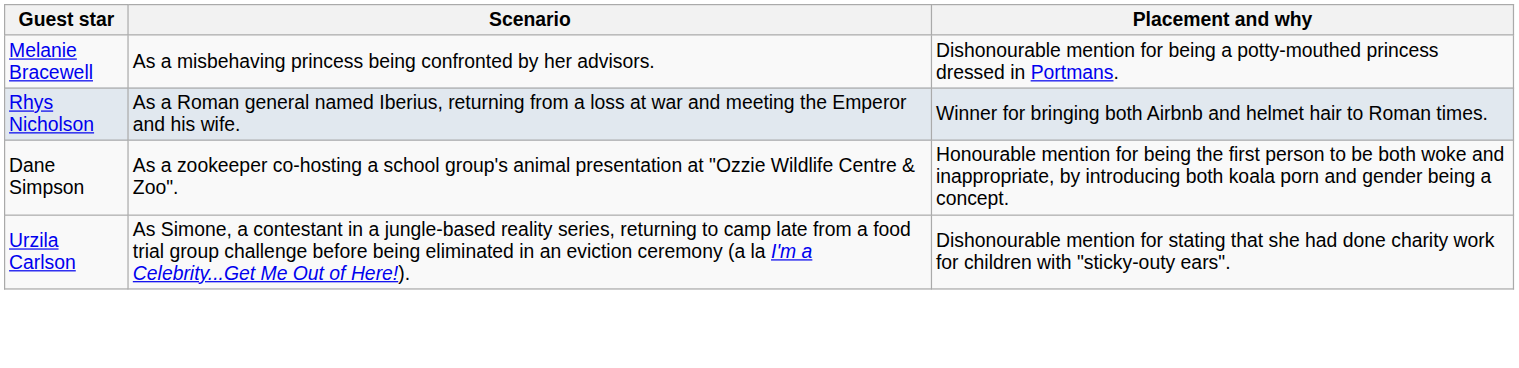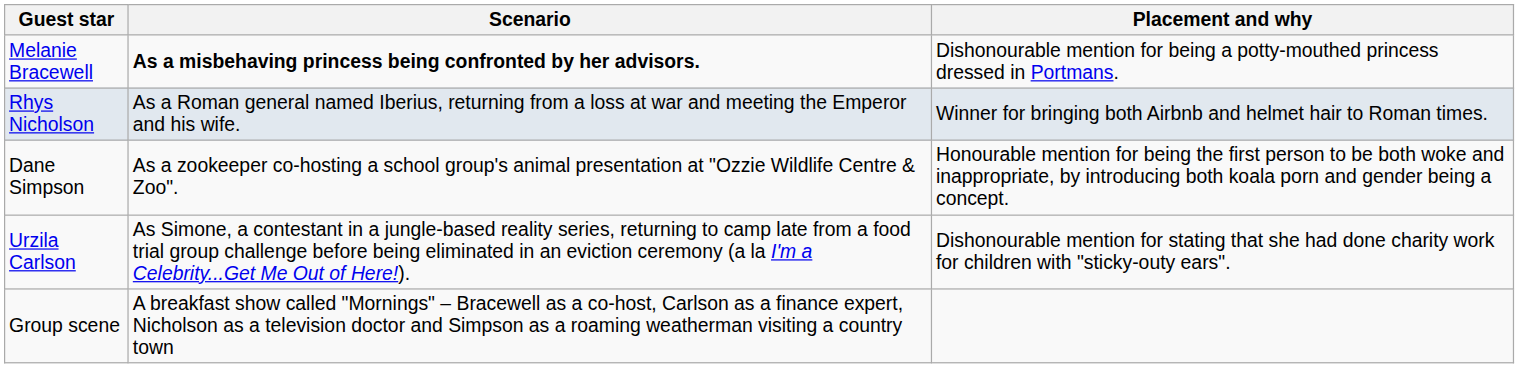(394, 61) normal -> (416, 61) bold
+ row: (64, 325)
